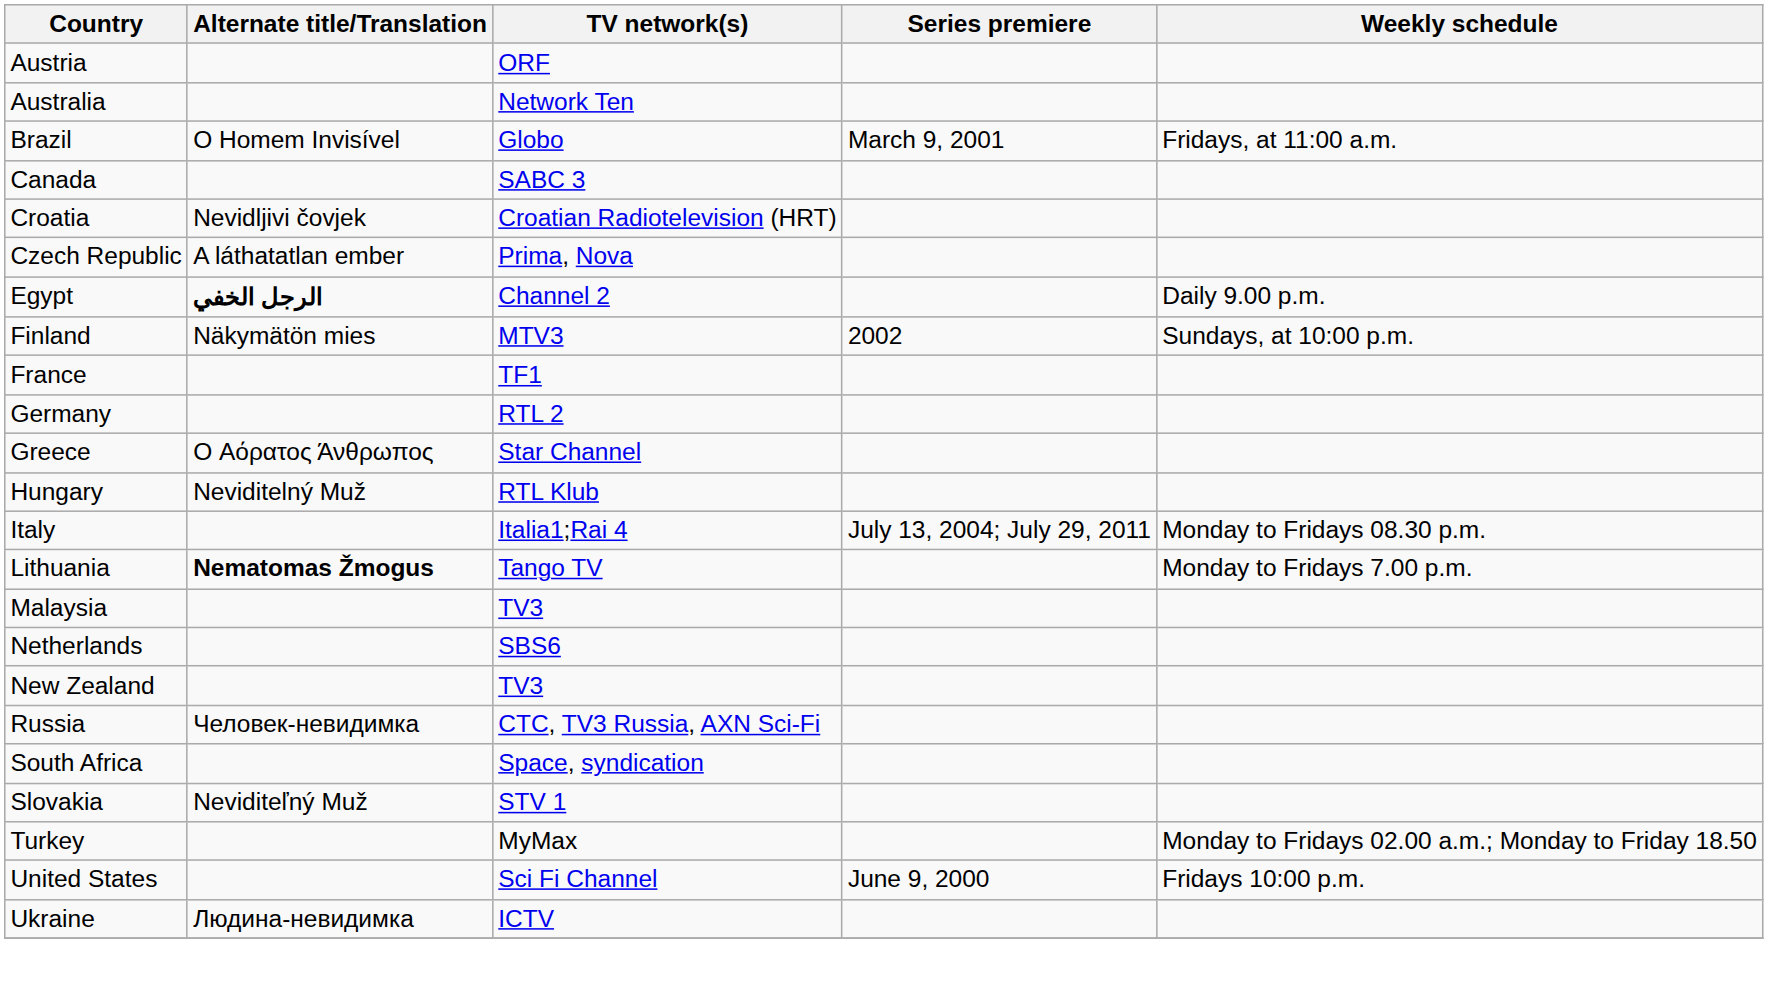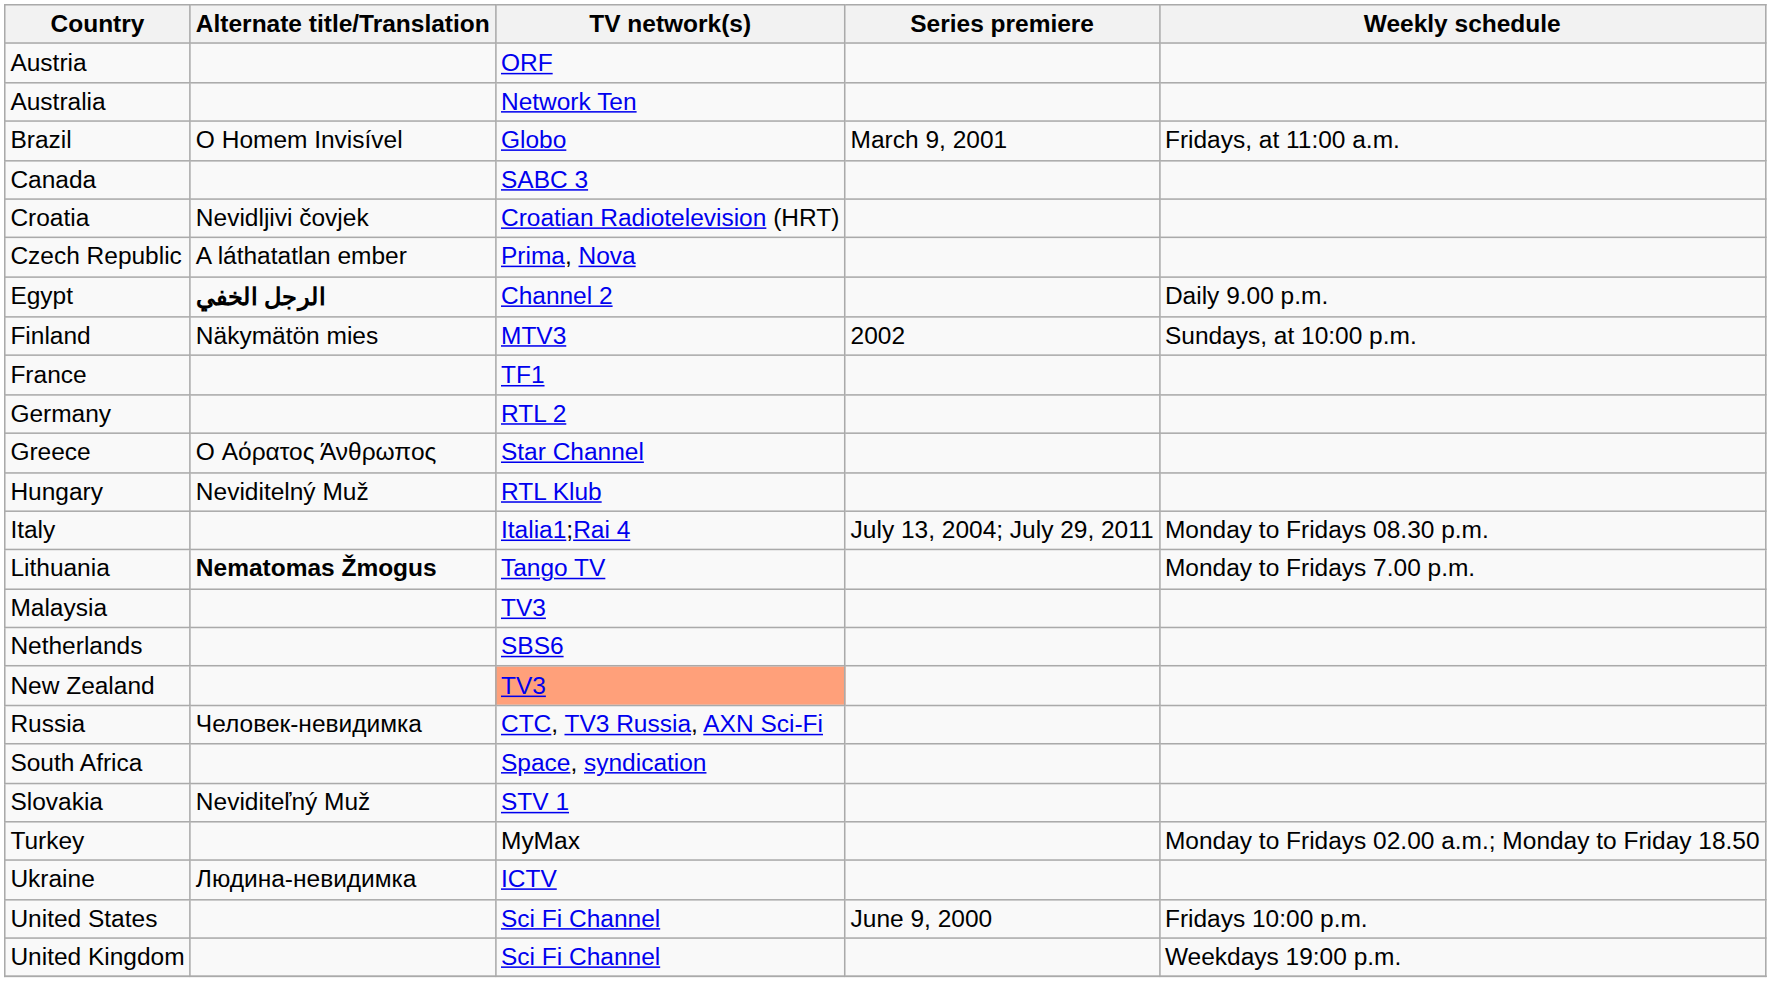(521, 685) no background -> (523, 685) lightsalmon background
rows swapped: (53, 918) <-> (84, 879)
+ row: (97, 957)
